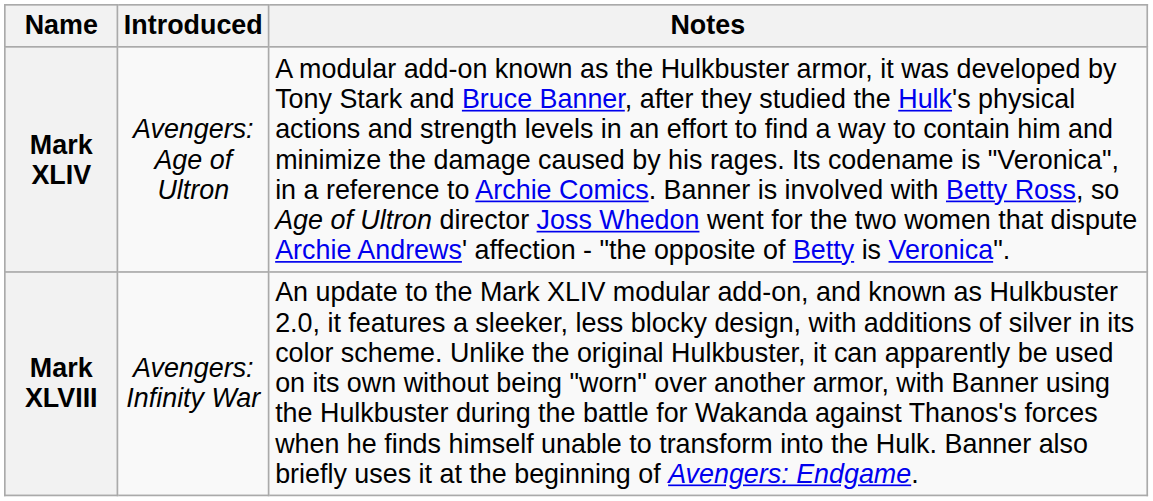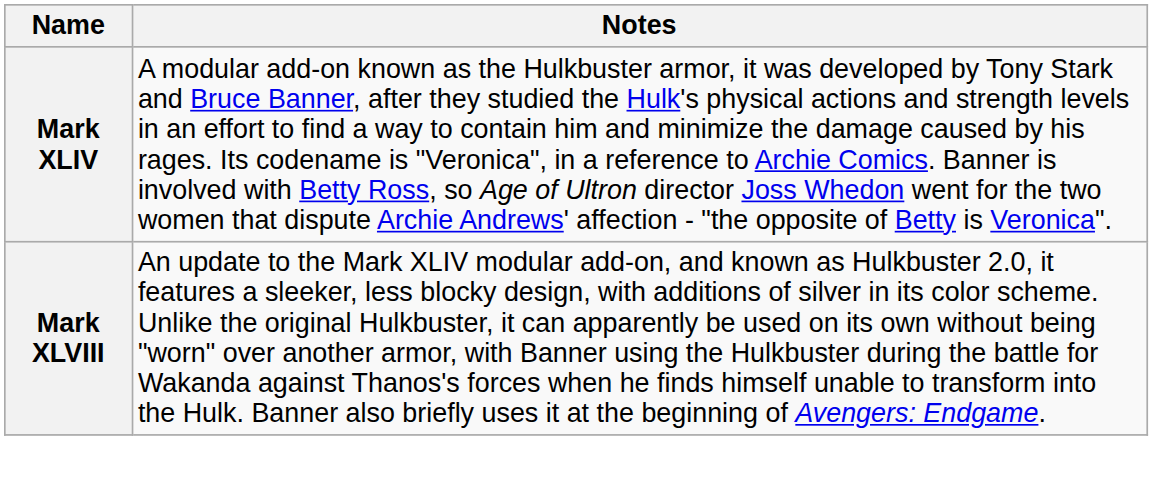- column: (193, 25)
